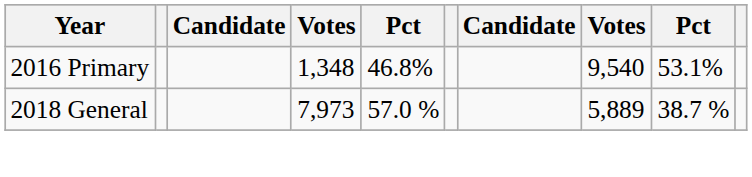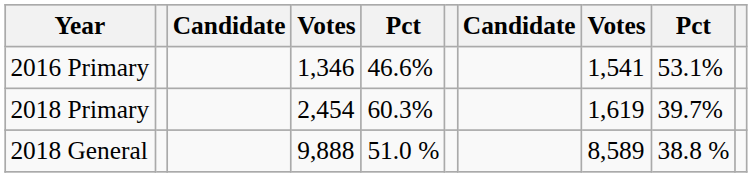(326, 67) 1,348 -> (326, 67) 1,346
(400, 67) 46.8% -> (400, 67) 46.6%
(616, 67) 9,540 -> (616, 67) 1,541
+ row: (80, 109)
(326, 109) 7,973 -> (326, 150) 9,888
(403, 109) 57.0 % -> (403, 150) 51.0 %
(616, 109) 5,889 -> (616, 150) 8,589
(693, 109) 38.7 % -> (693, 150) 38.8 %
